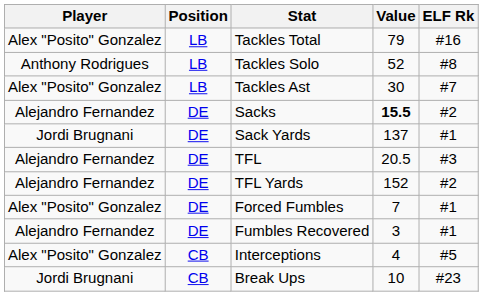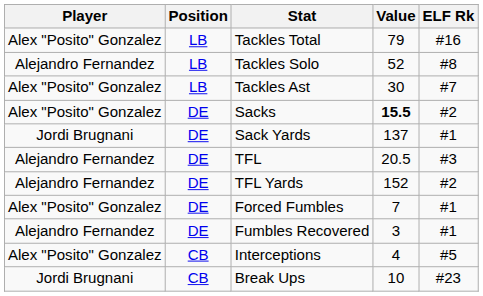(85, 64) Anthony Rodrigues -> (85, 64) Alejandro Fernandez
(85, 111) Alejandro Fernandez -> (85, 111) Alex "Posito" Gonzalez
